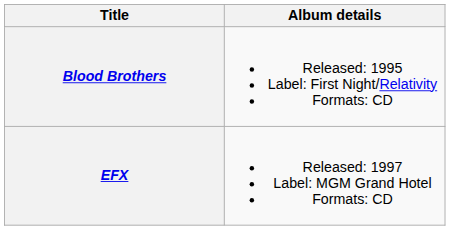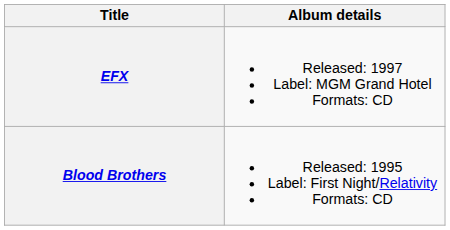rows swapped: (115, 76) <-> (115, 175)
